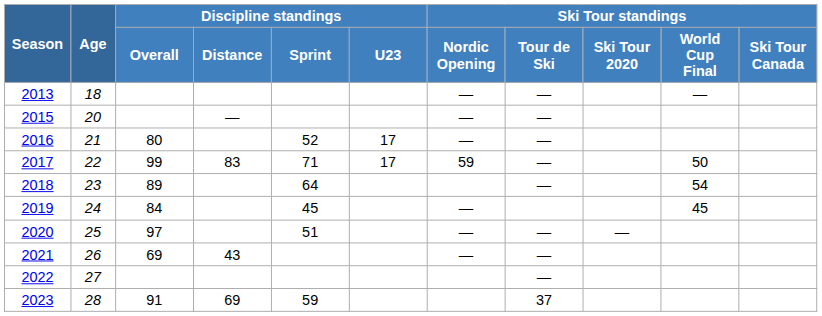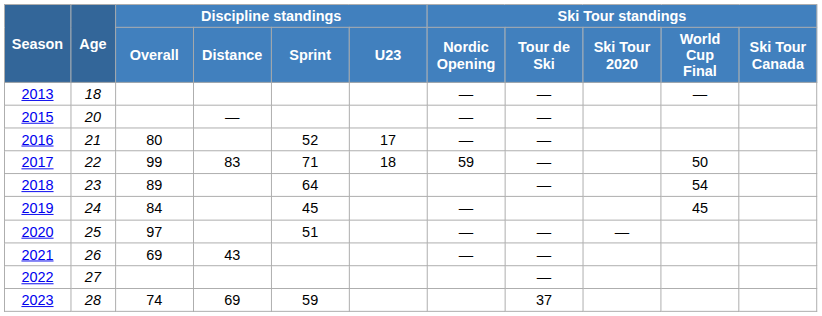(388, 163) 17 -> (388, 163) 18
(154, 300) 91 -> (154, 300) 74
